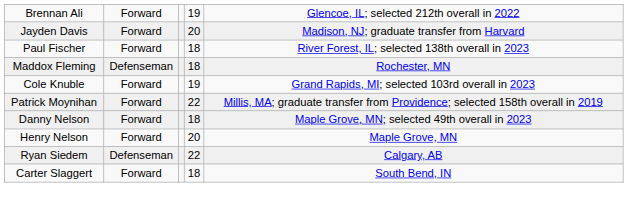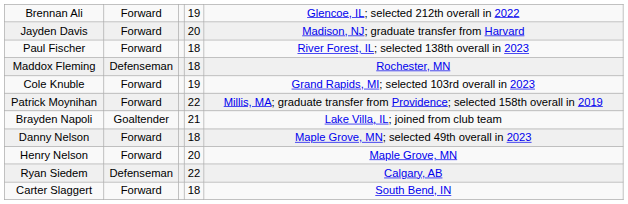+ row: (54, 119)
